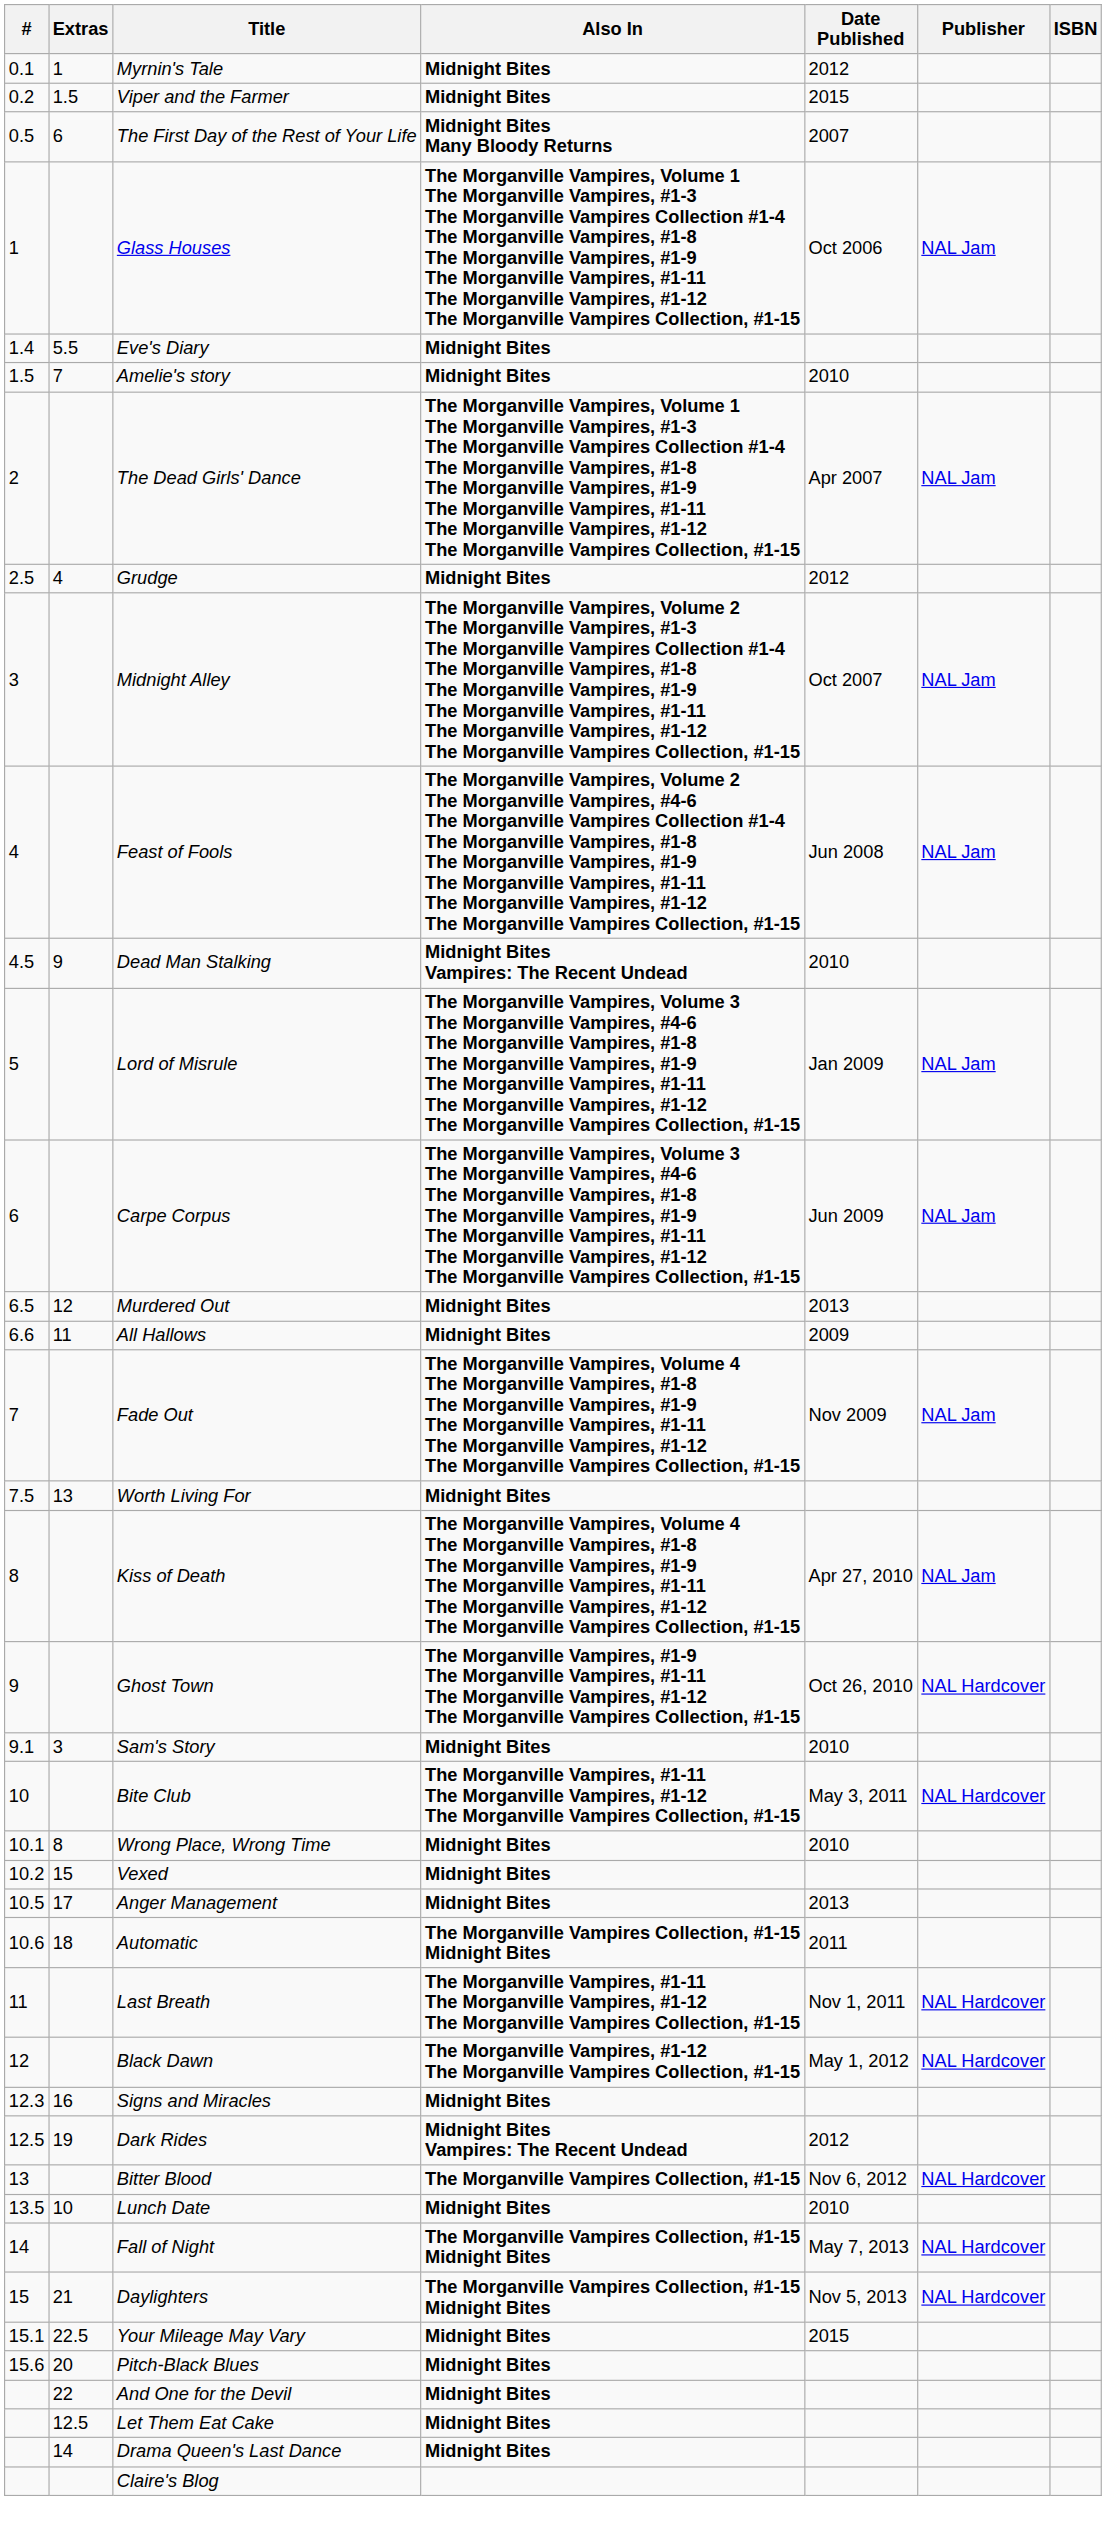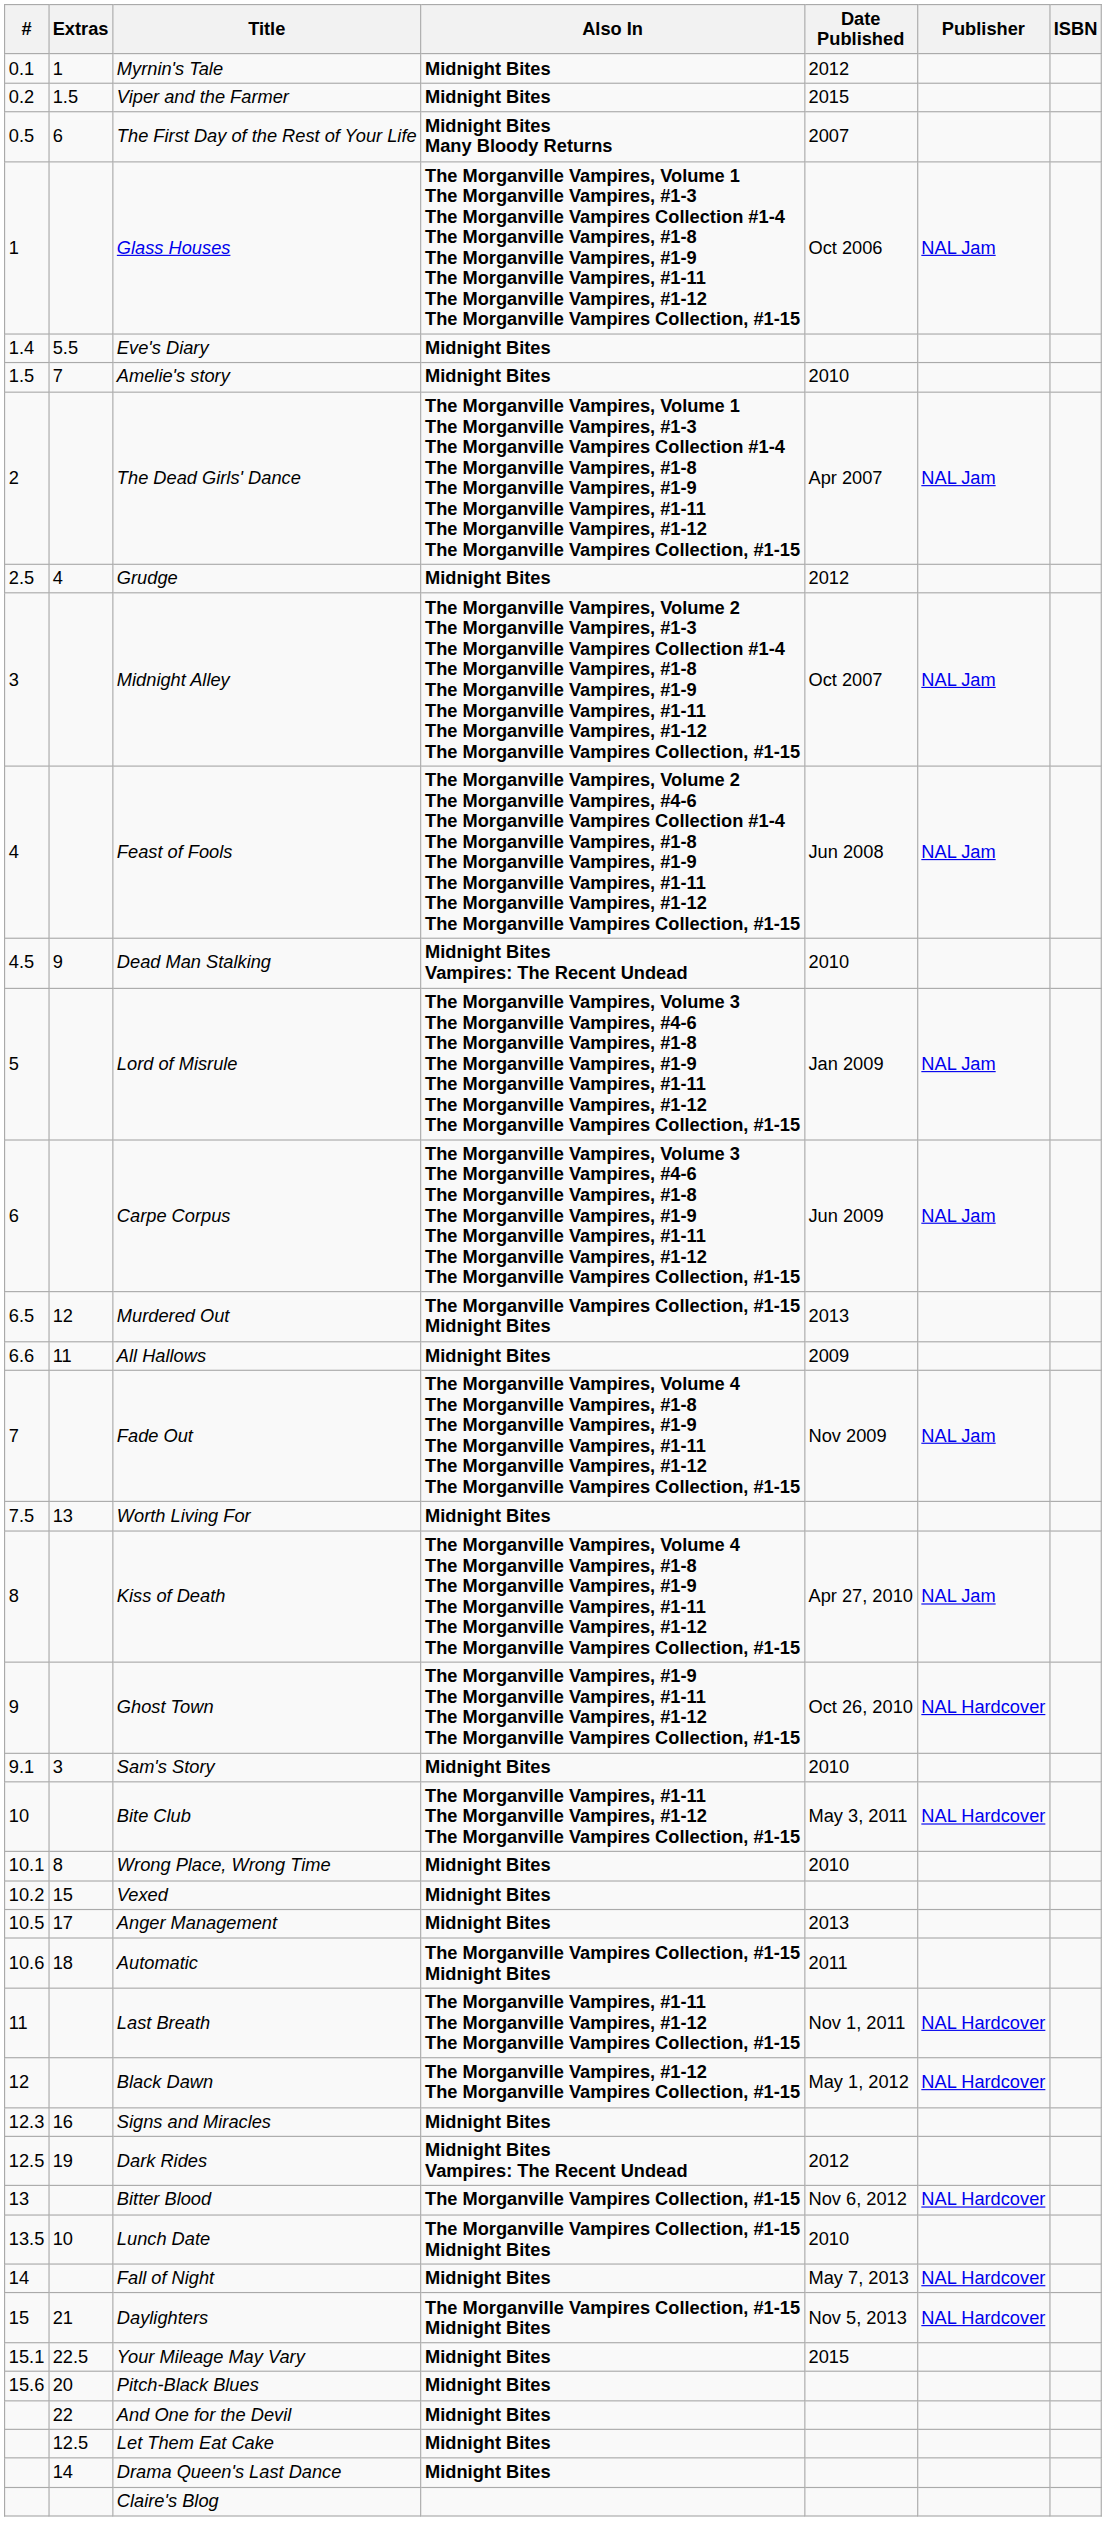(488, 1306) Midnight Bites -> (613, 1316) The Morganville Vampires Collection, #1-15 Midnight Bites
(488, 2208) Midnight Bites -> (613, 2239) The Morganville Vampires Collection, #1-15 Midnight Bites
(613, 2247) The Morganville Vampires Collection, #1-15 Midnight Bites -> (488, 2278) Midnight Bites
